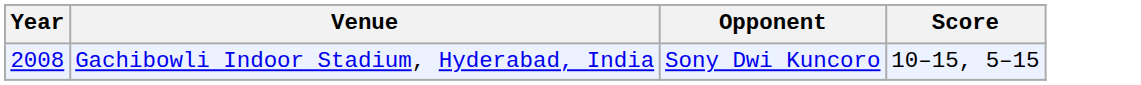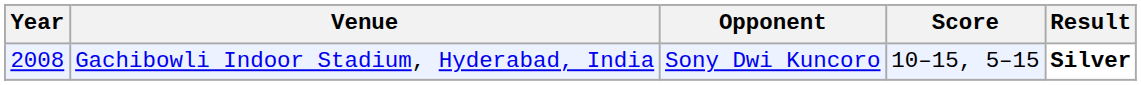+ column: (1091, 24)
